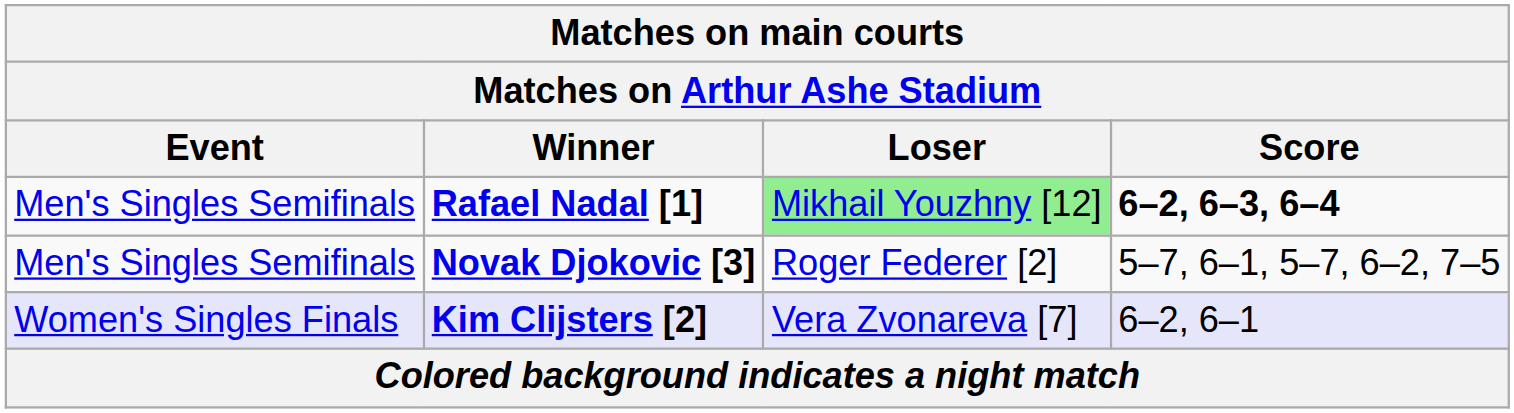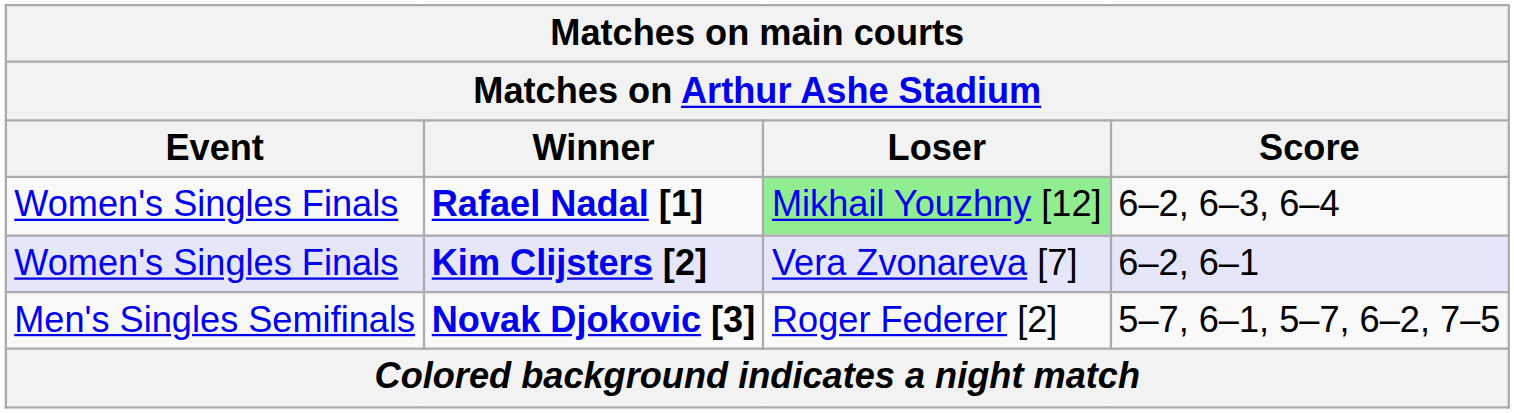(215, 205) Men's Singles Semifinals -> (206, 205) Women's Singles Finals
(1229, 205) bold -> (1229, 205) normal
rows swapped: (594, 262) <-> (569, 319)
